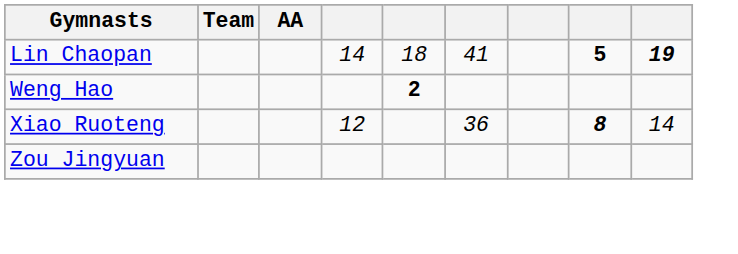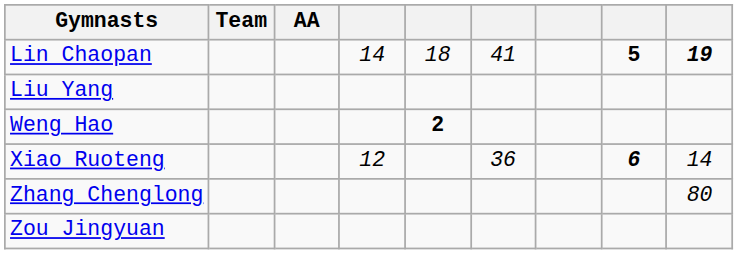+ row: (62, 92)
(600, 127) 8 -> (634, 161) 6
+ row: (107, 196)
